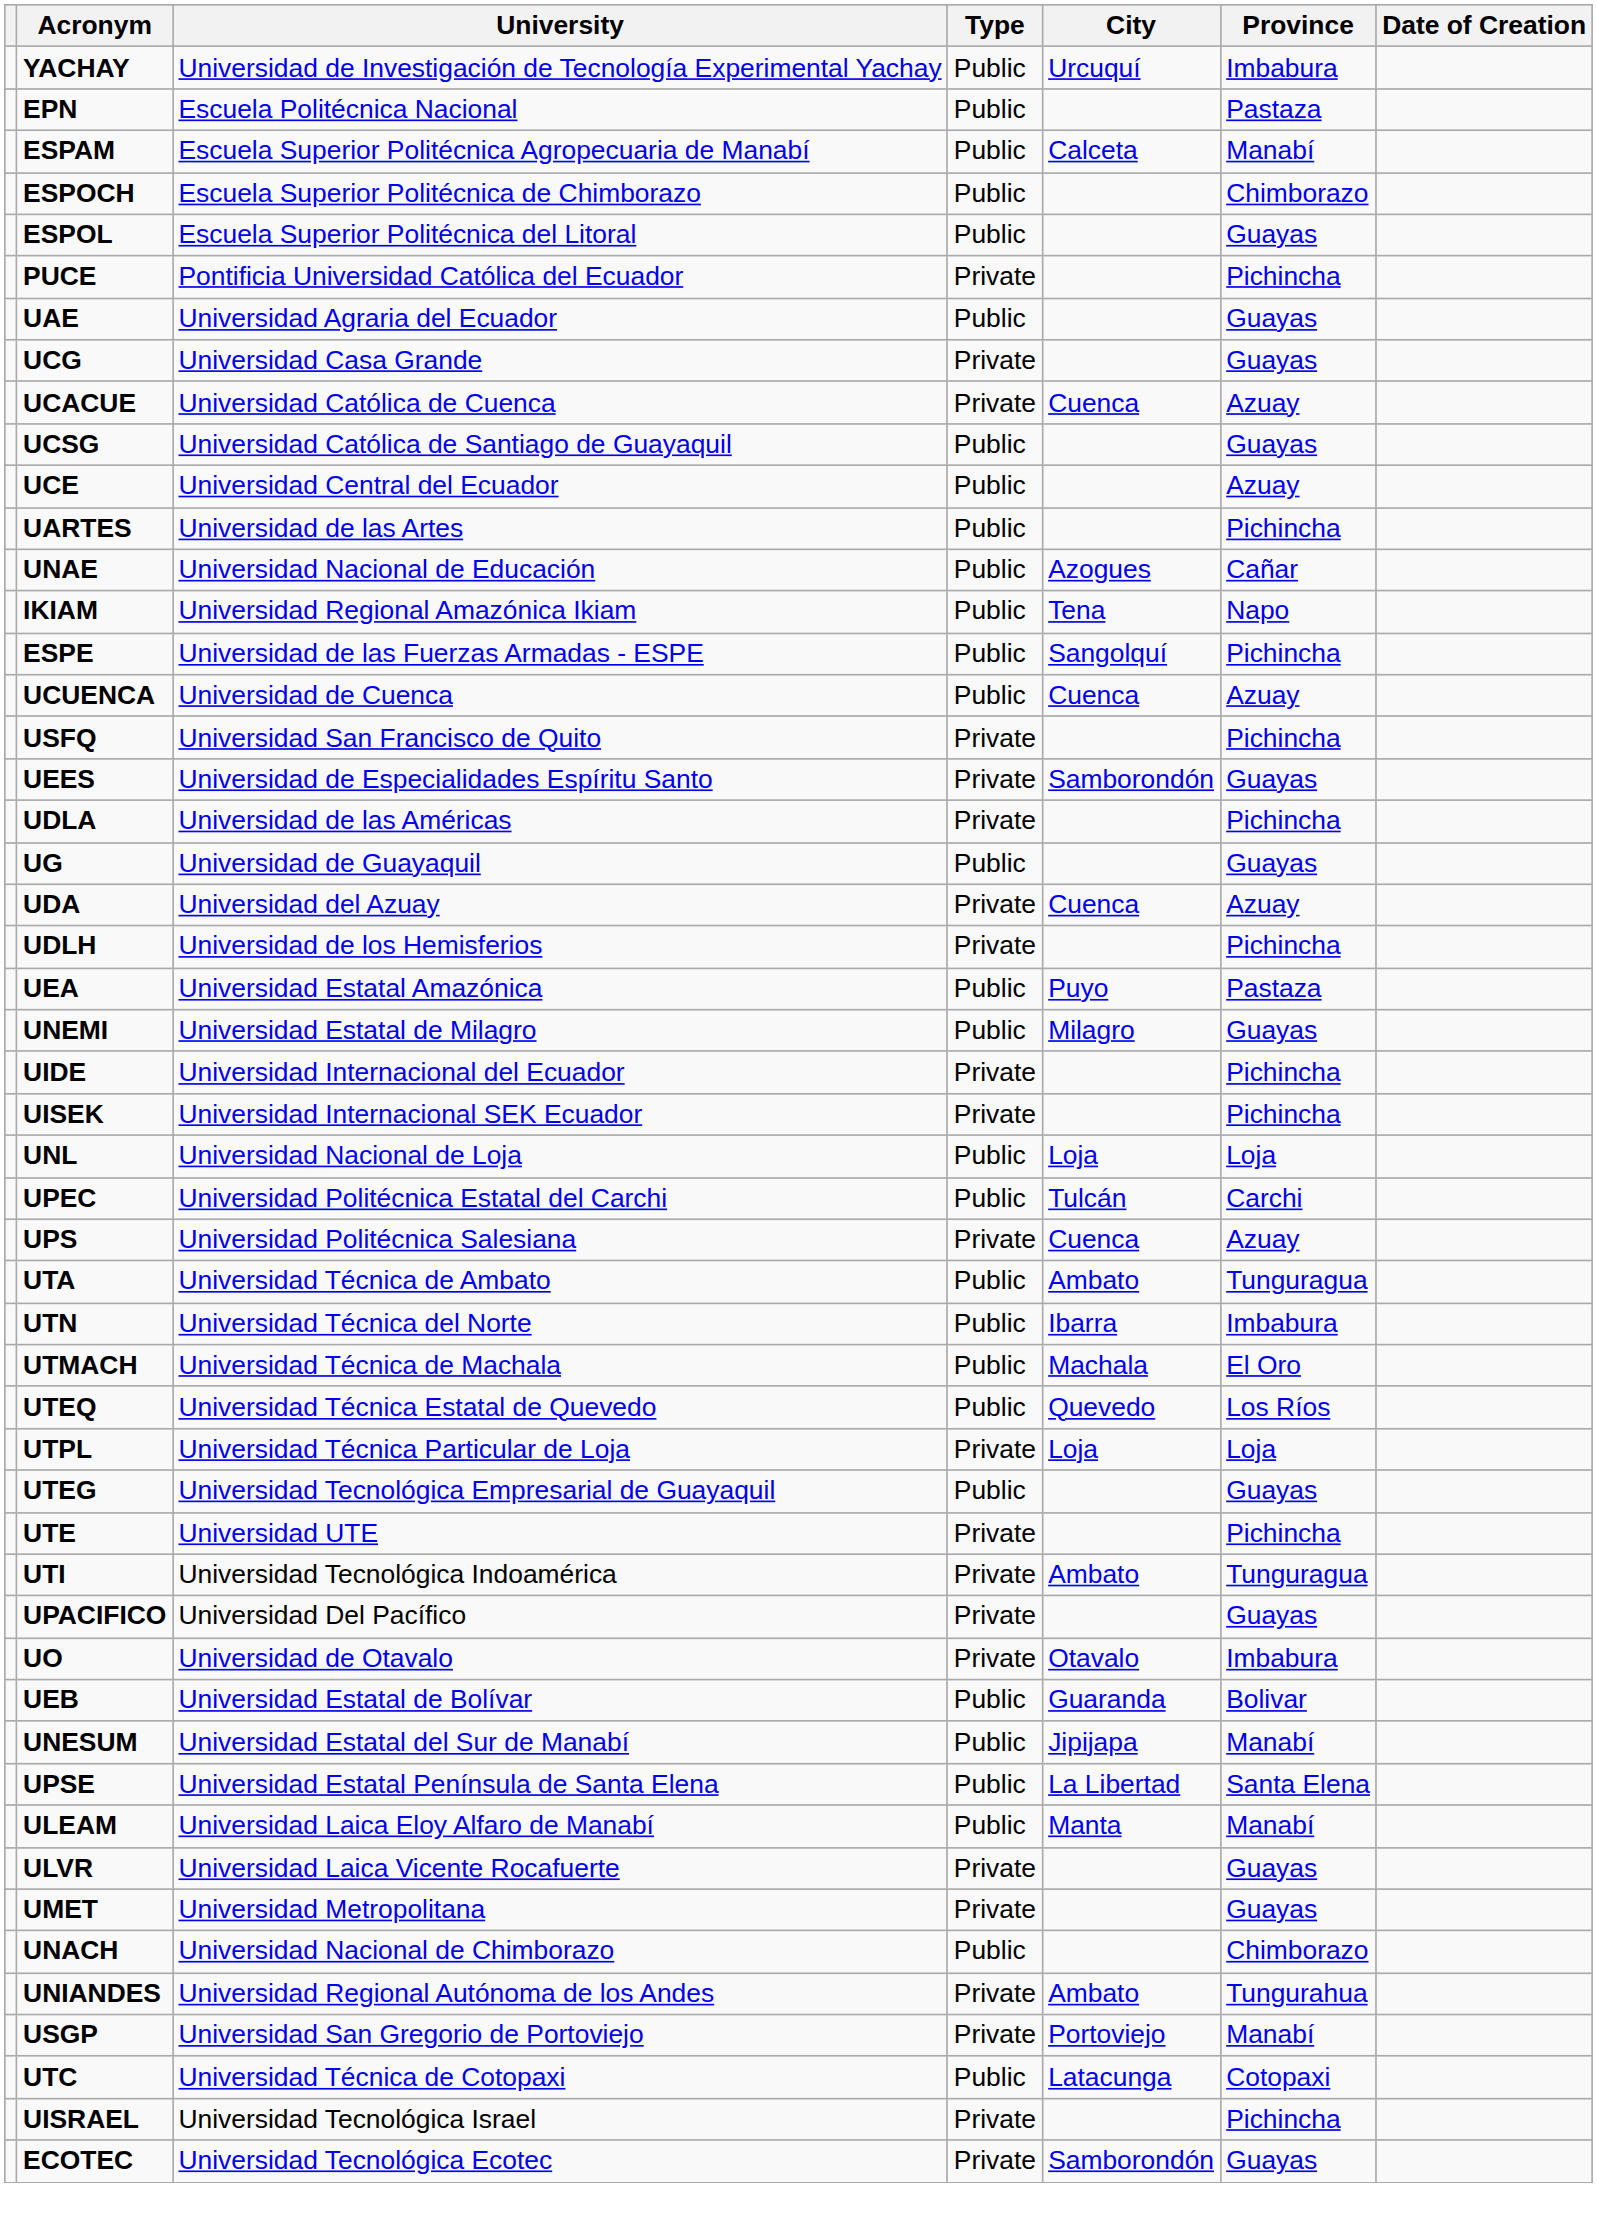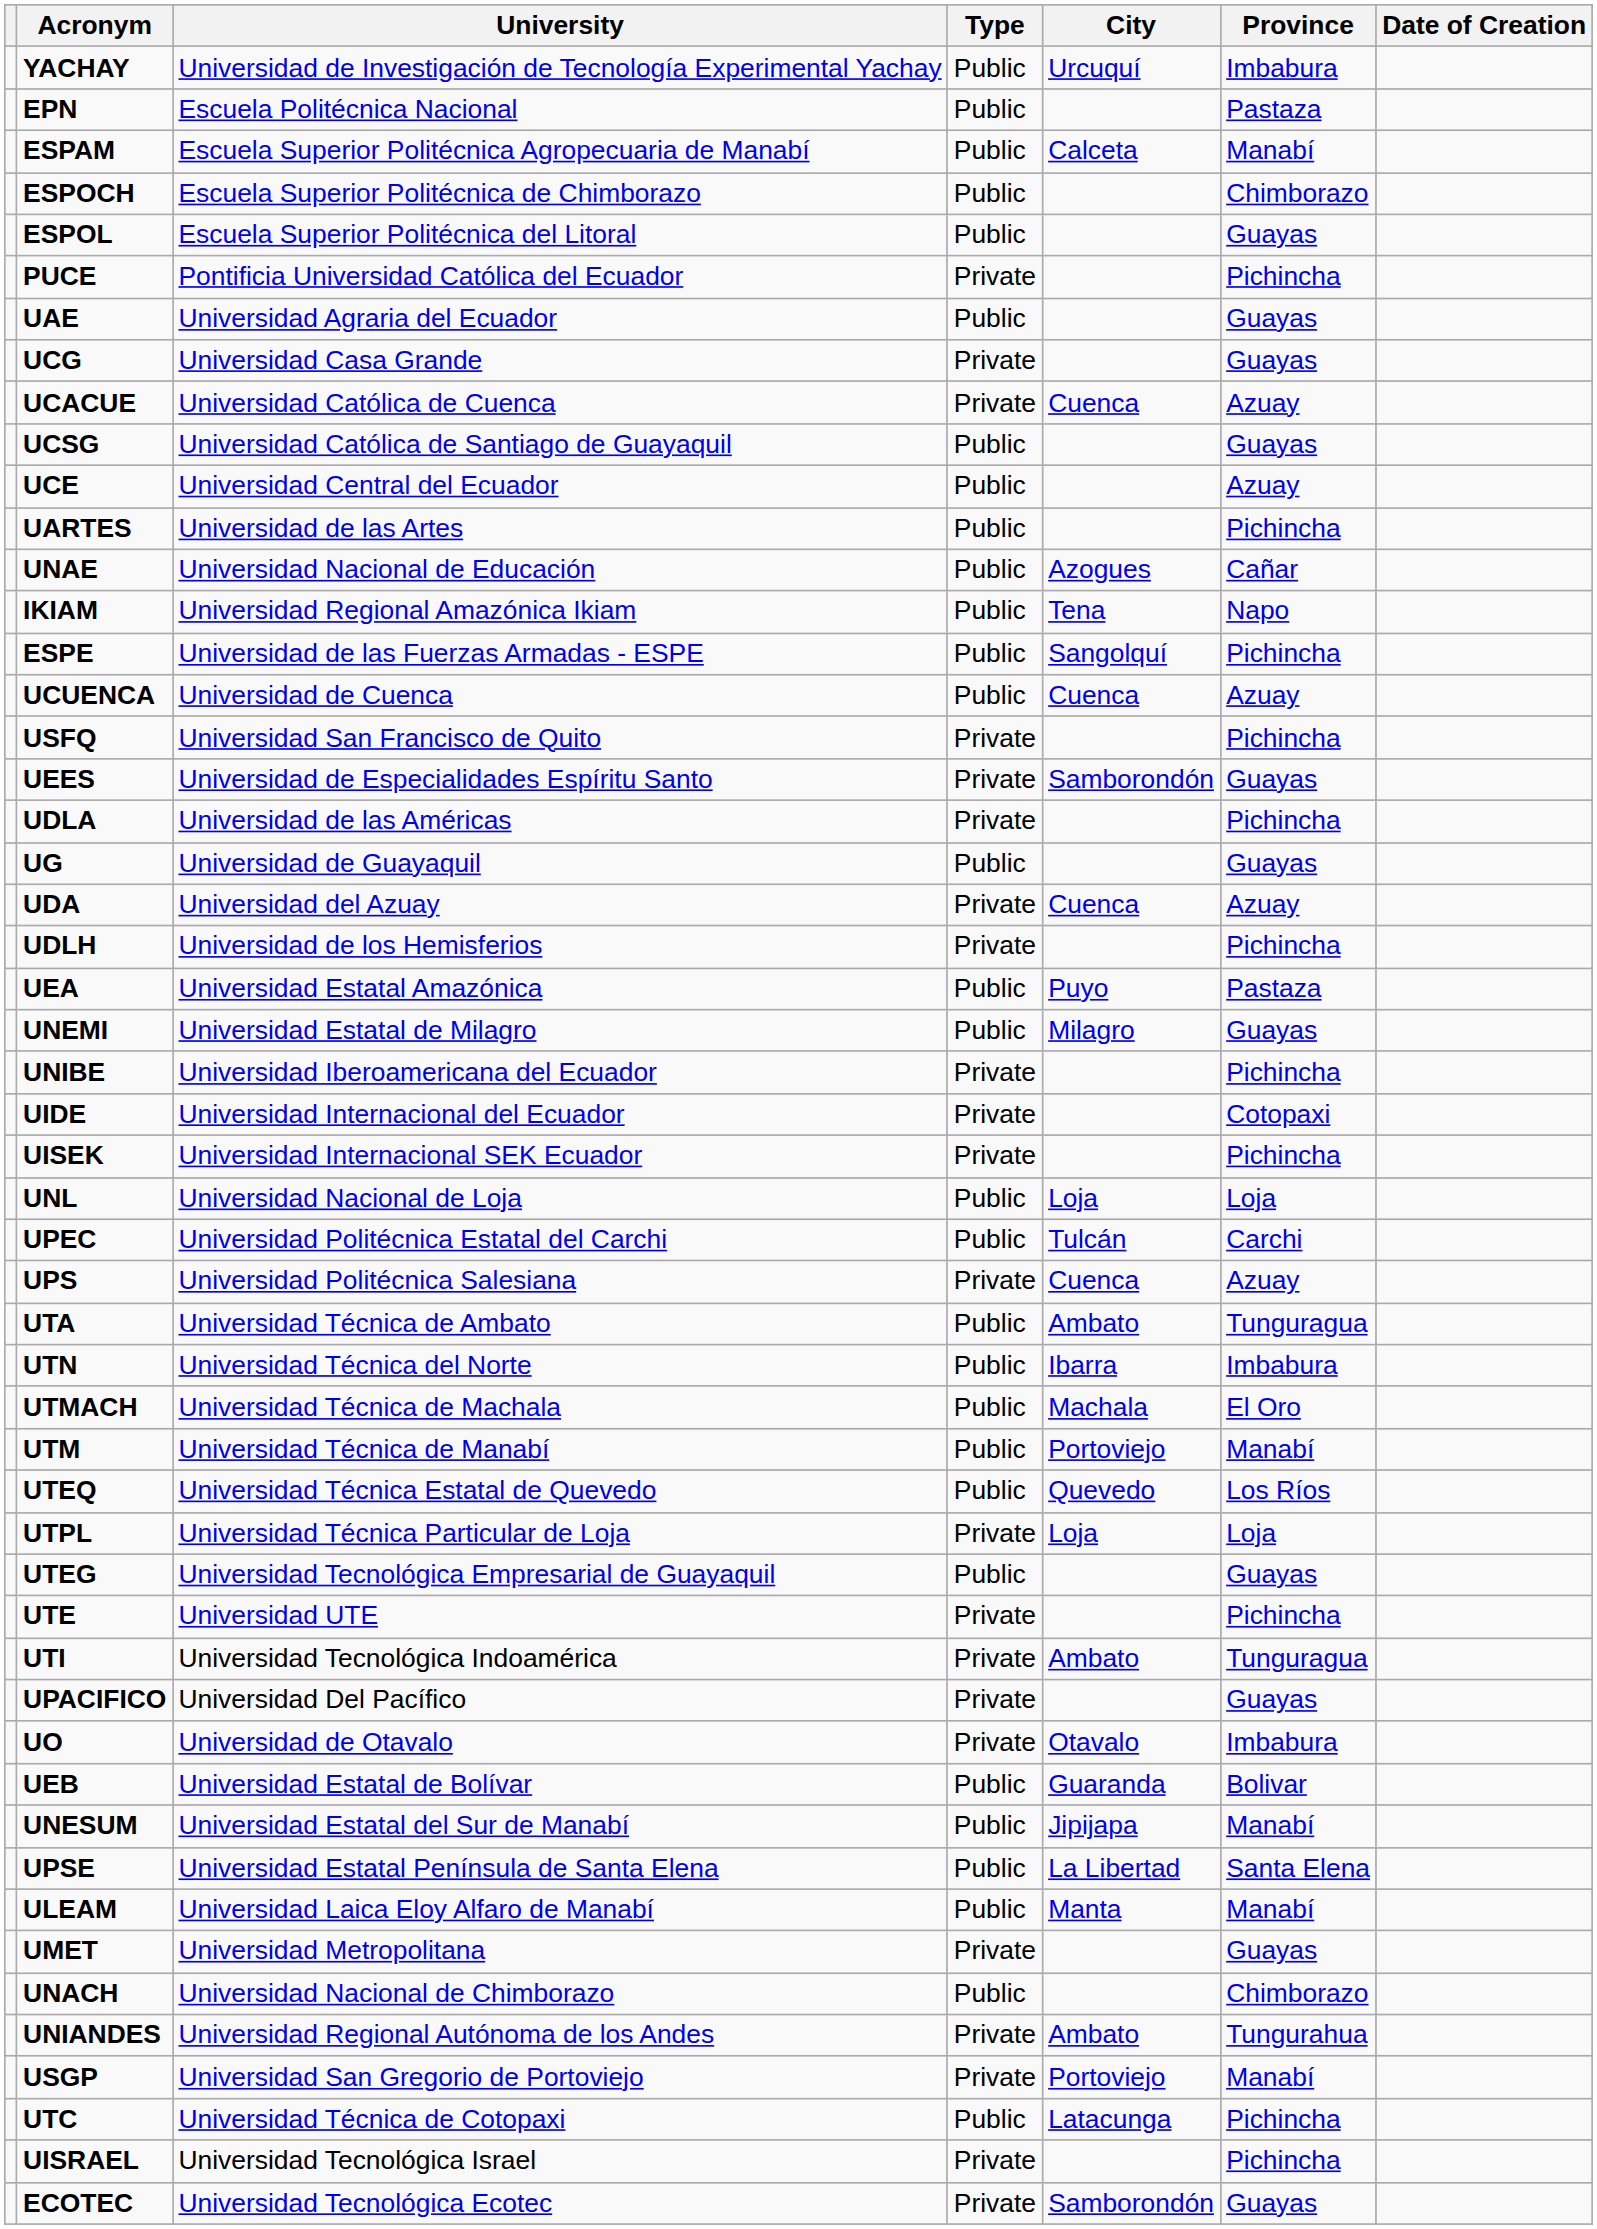+ row: (64, 1072)
(1283, 1072) Pichincha -> (1278, 1114) Cotopaxi
+ row: (52, 1448)
- row: (58, 1867)
(1278, 2077) Cotopaxi -> (1283, 2118) Pichincha
